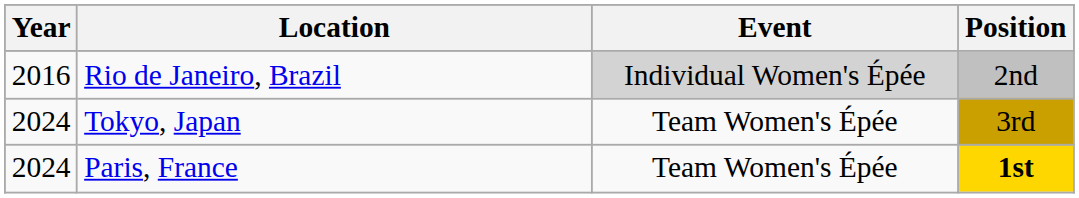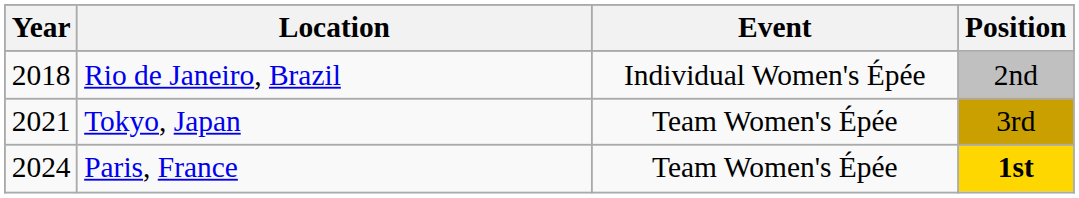(41, 74) 2016 -> (41, 74) 2018
(775, 74) lightgrey background -> (775, 74) no background
(41, 121) 2024 -> (41, 121) 2021
